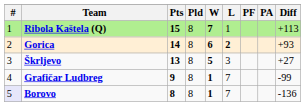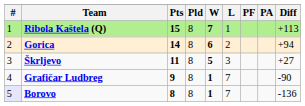(228, 45) bold -> (228, 45) normal
(286, 45) +93 -> (286, 45) +94
(175, 61) 13 -> (175, 61) 11
(285, 77) -99 -> (285, 77) -90
